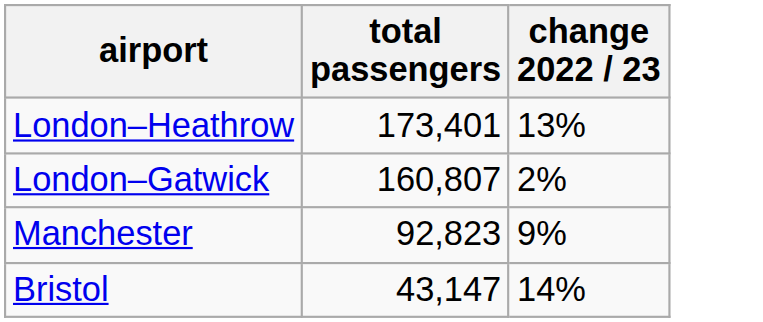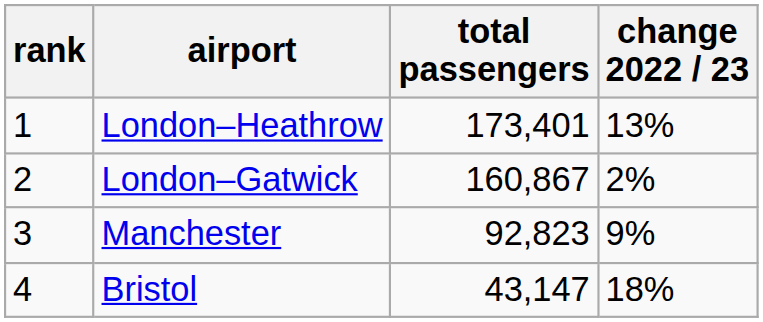+ column: (49, 51)
(439, 179) 160,807 -> (528, 179) 160,867
(552, 288) 14% -> (640, 288) 18%
